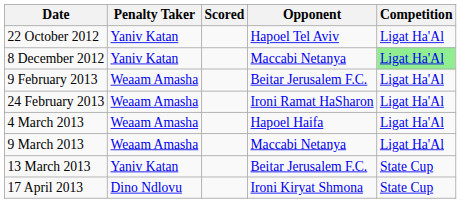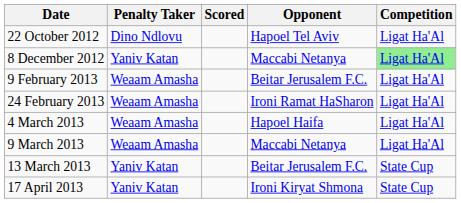(144, 36) Yaniv Katan -> (146, 36) Dino Ndlovu
(146, 187) Dino Ndlovu -> (144, 187) Yaniv Katan
